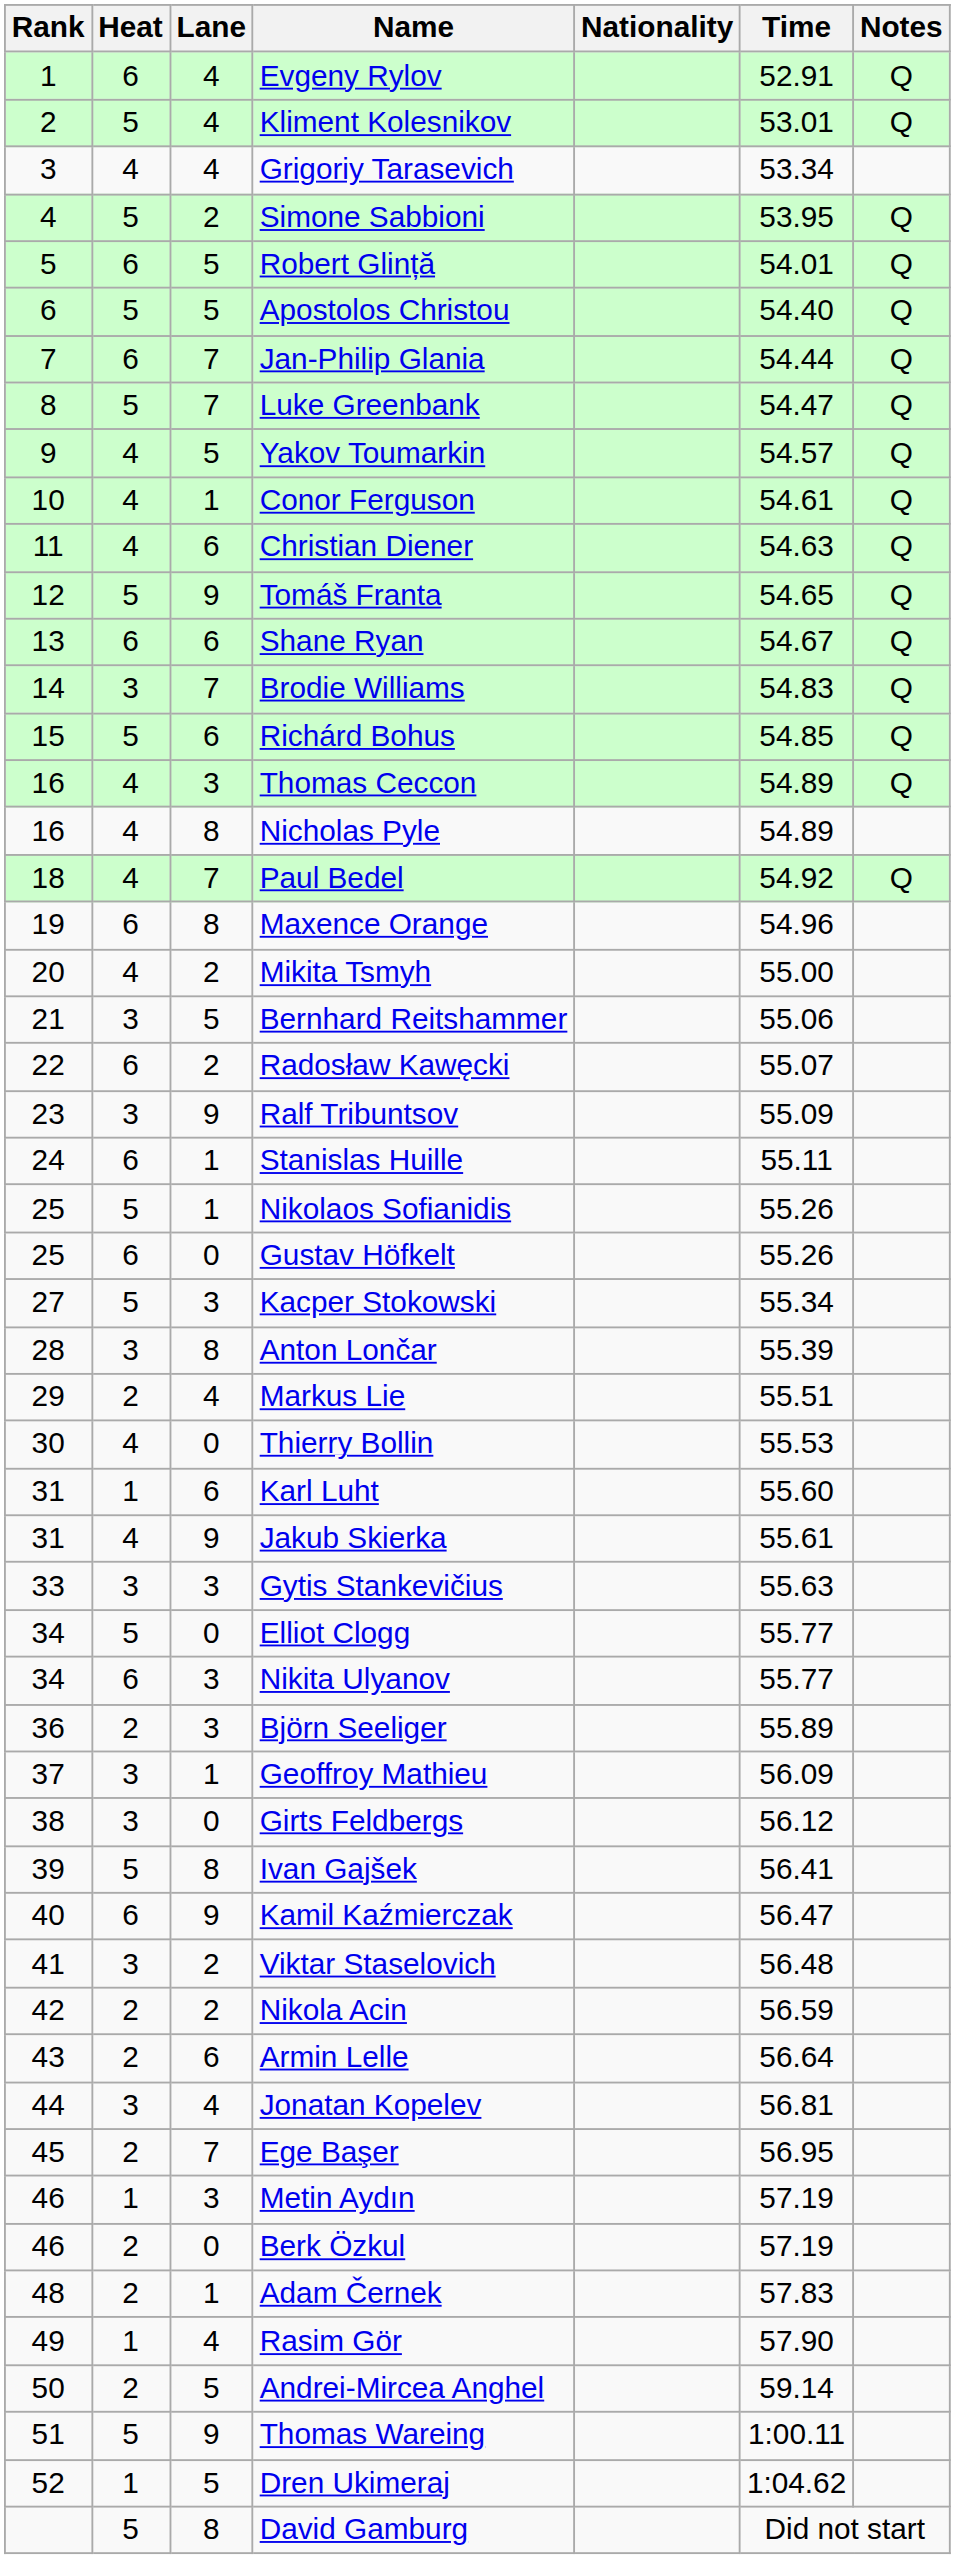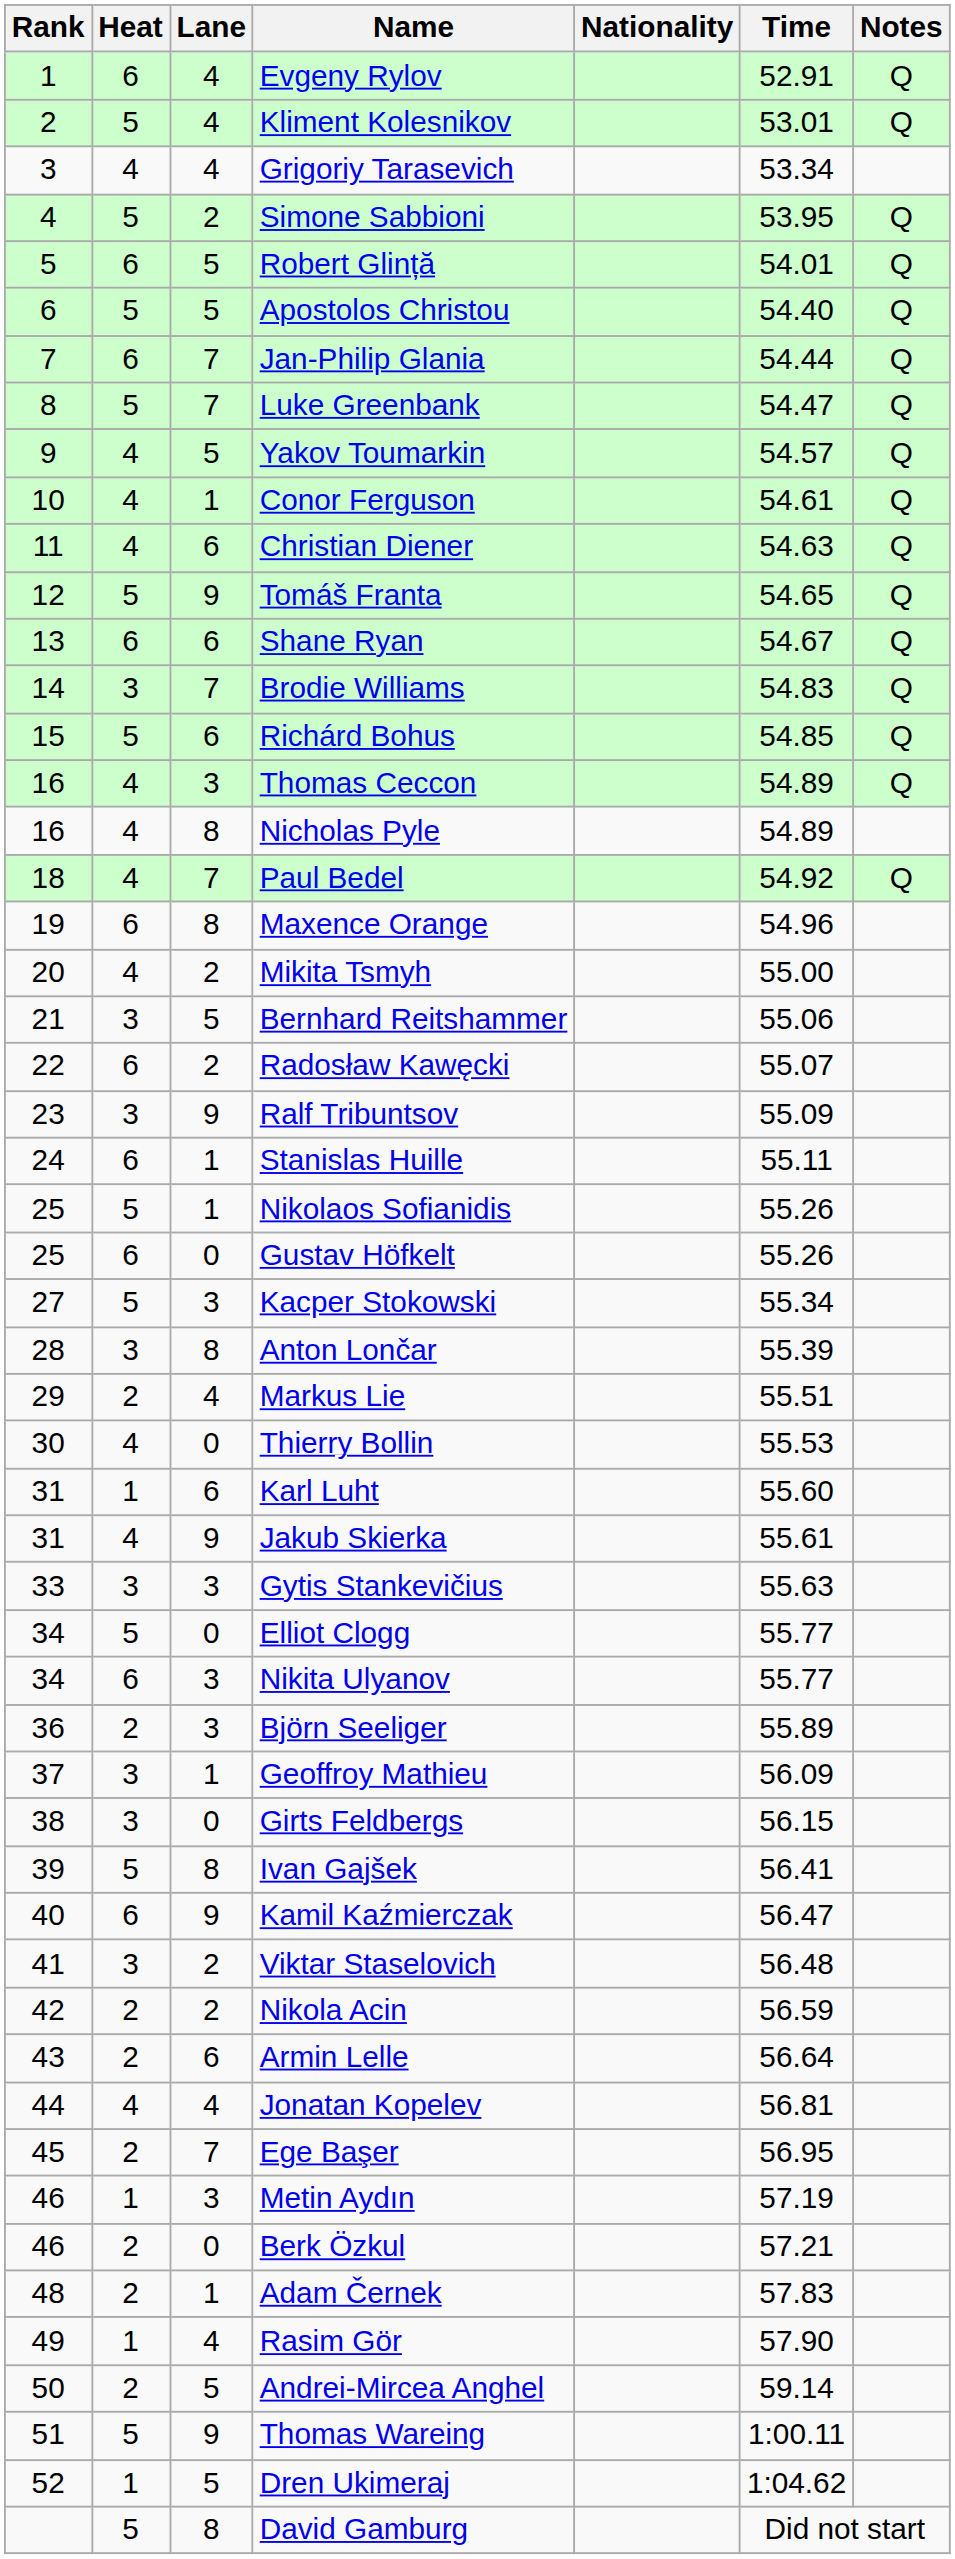(797, 1821) 56.12 -> (797, 1821) 56.15
(131, 2104) 3 -> (131, 2104) 4
(797, 2246) 57.19 -> (797, 2246) 57.21
